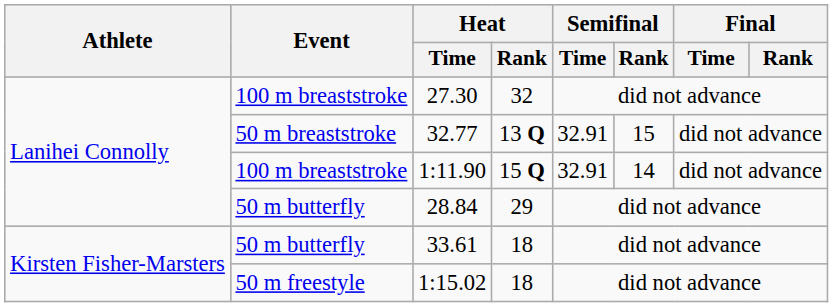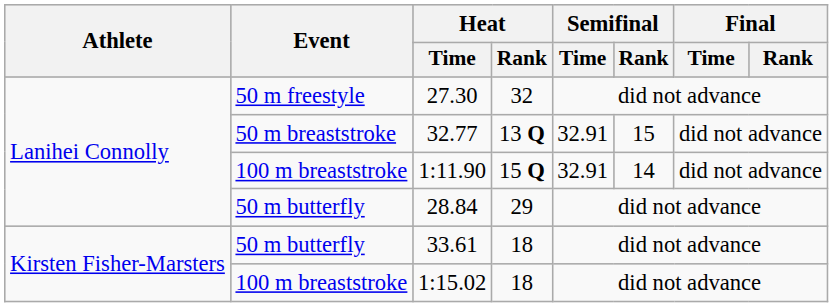(321, 96) 100 m breaststroke -> (300, 96) 50 m freestyle
(300, 282) 50 m freestyle -> (321, 282) 100 m breaststroke
